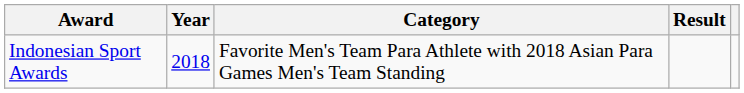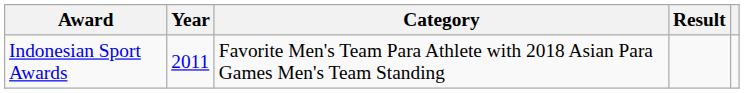(191, 61) 2018 -> (190, 61) 2011
